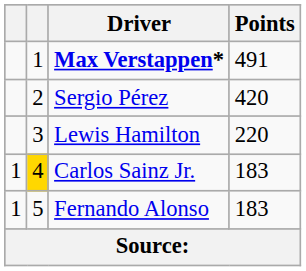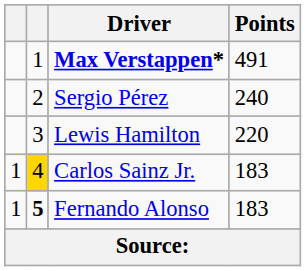(252, 97) 420 -> (252, 97) 240
(38, 208) normal -> (38, 208) bold
